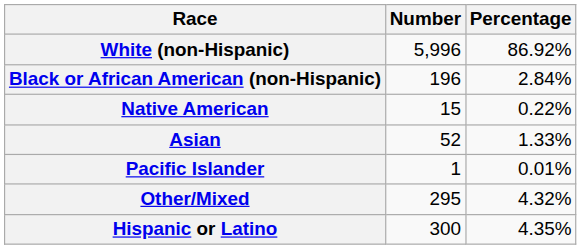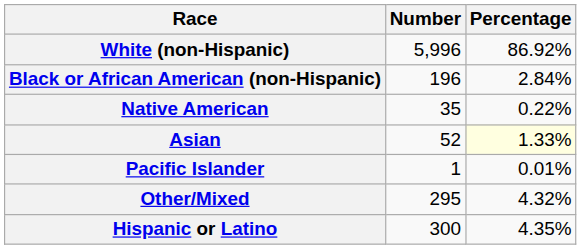(451, 109) 15 -> (451, 109) 35
(545, 139) no background -> (545, 139) lightyellow background
